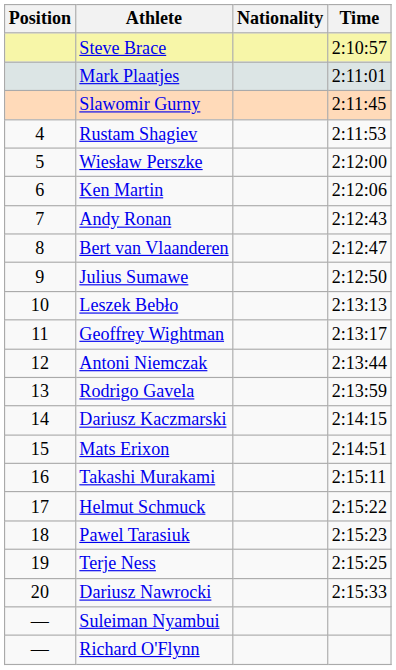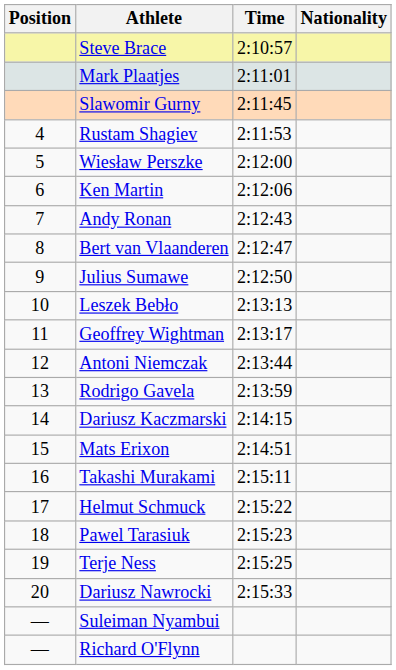columns swapped: (280, 18) <-> (359, 18)
